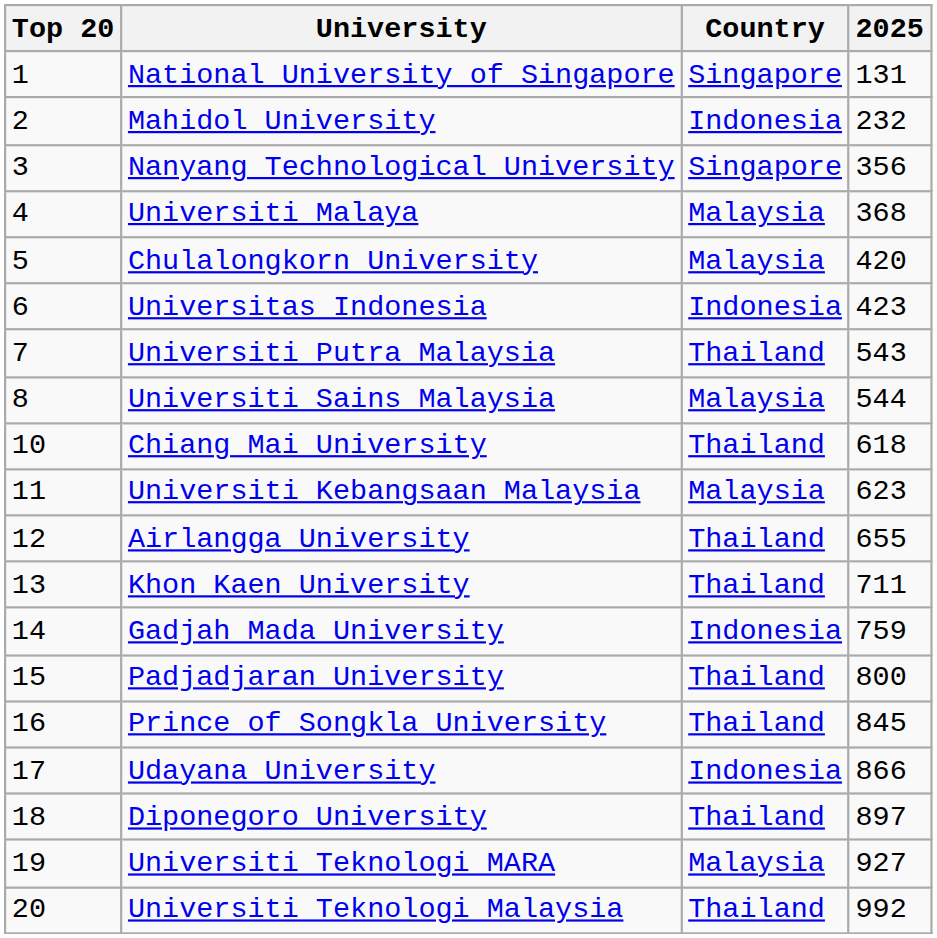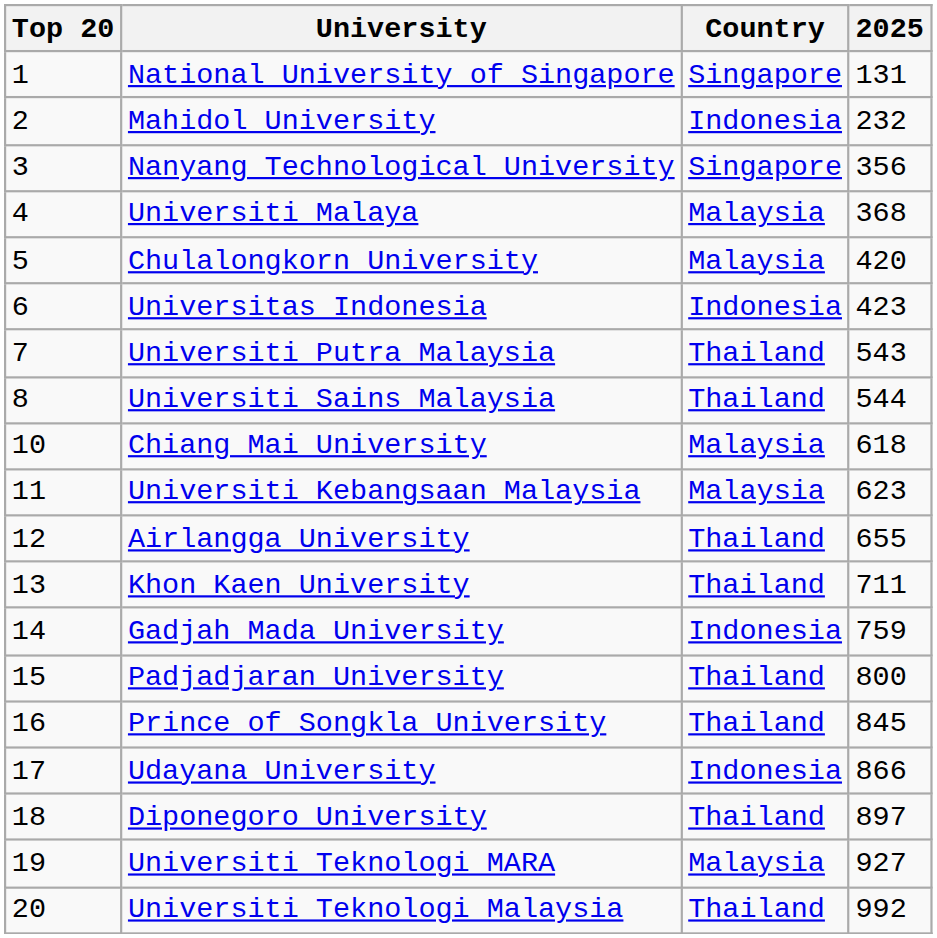(757, 400) Malaysia -> (757, 400) Thailand
(757, 446) Thailand -> (757, 446) Malaysia
